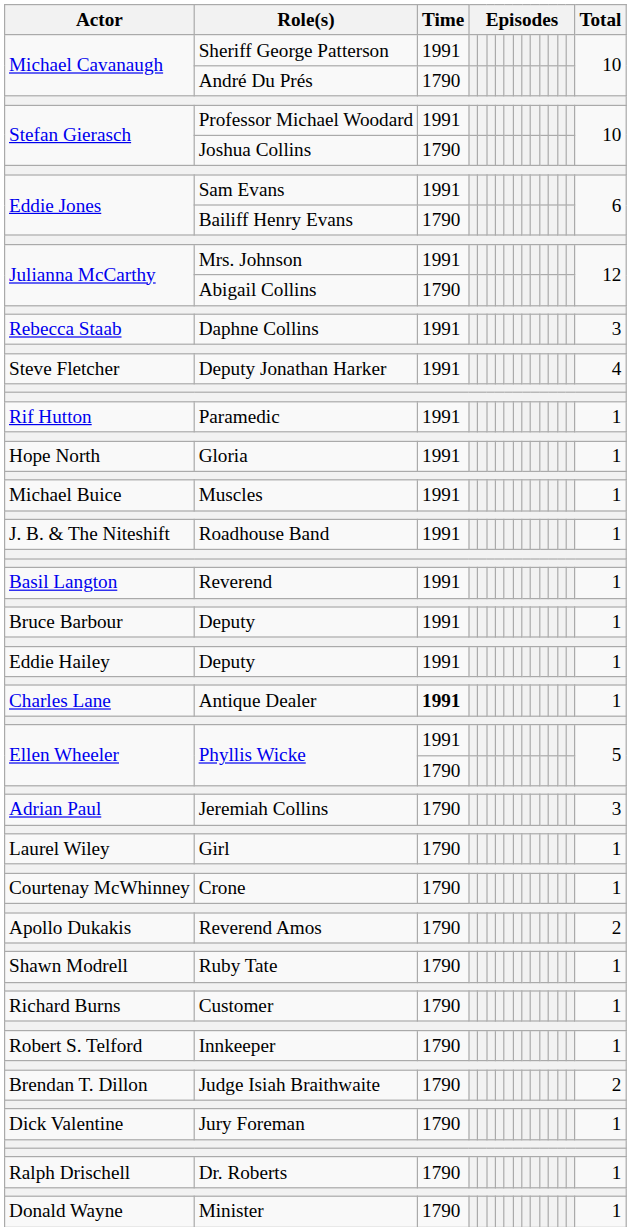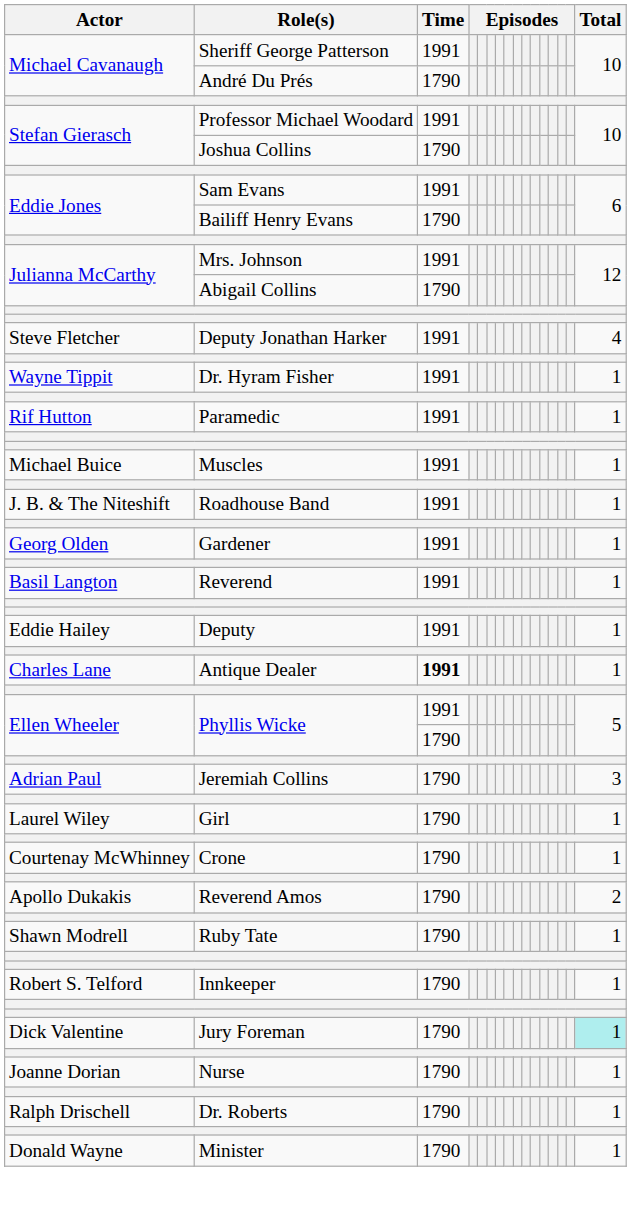- row: (65, 329)
+ row: (61, 377)
- row: (55, 455)
+ row: (59, 543)
- row: (66, 621)
- row: (65, 1006)
- row: (78, 1084)
(617, 1124) no background -> (617, 1032) paleturquoise background
+ row: (65, 1071)
